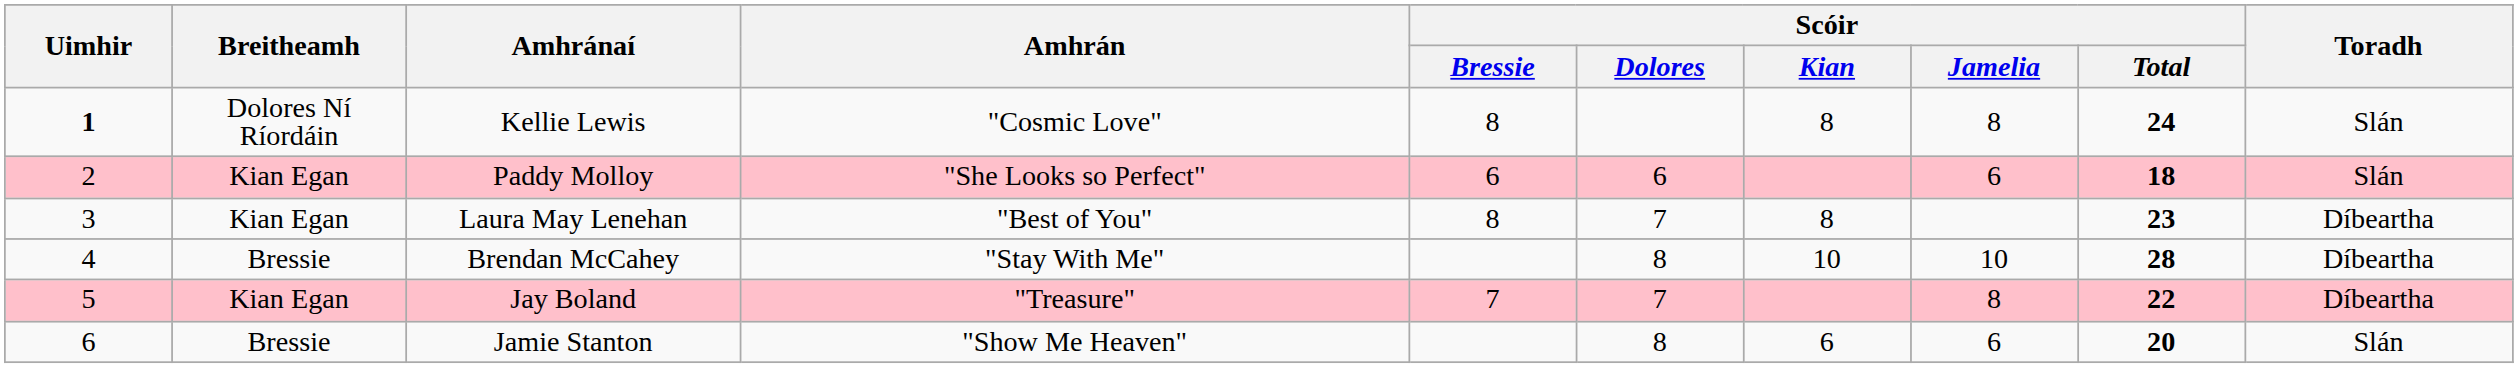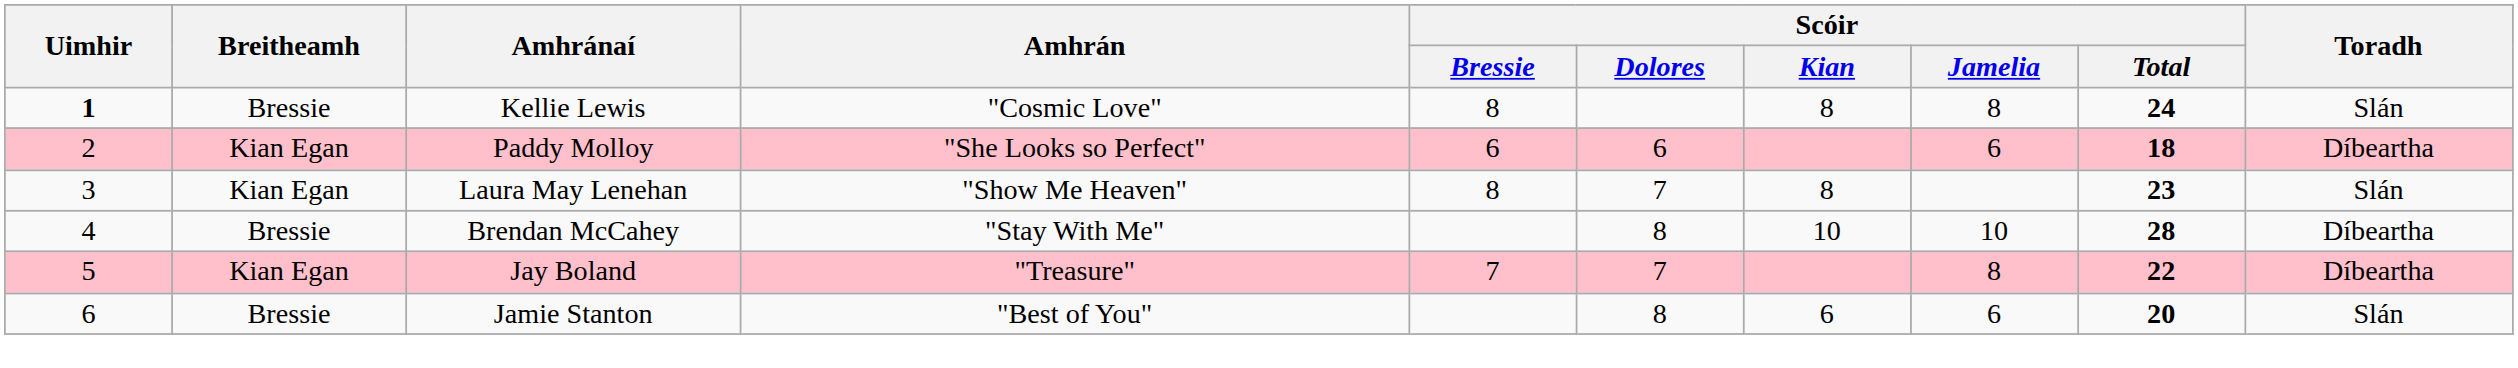(289, 121) Dolores Ní Ríordáin -> (289, 107) Bressie
(2378, 176) Slán -> (2378, 148) Díbeartha
(1075, 217) "Best of You" -> (1075, 189) "Show Me Heaven"
(2378, 217) Díbeartha -> (2378, 189) Slán
(1075, 341) "Show Me Heaven" -> (1075, 313) "Best of You"
